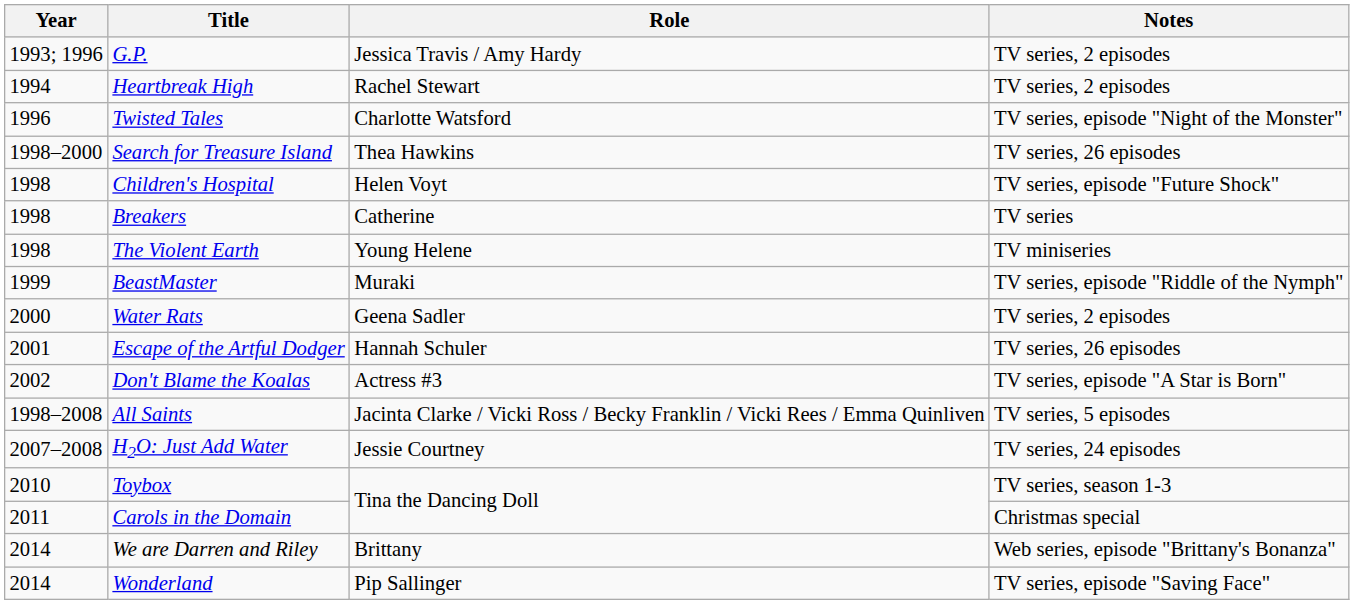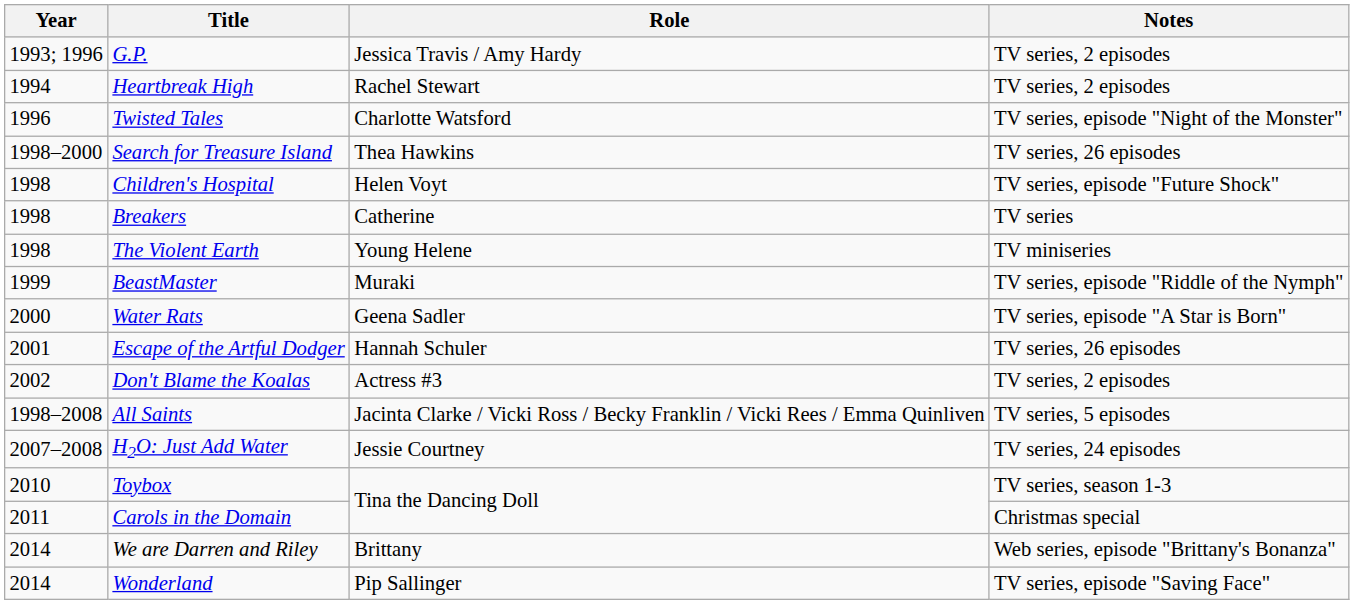(1082, 315) TV series, 2 episodes -> (1140, 315) TV series, episode "A Star is Born"
(1140, 380) TV series, episode "A Star is Born" -> (1082, 380) TV series, 2 episodes
